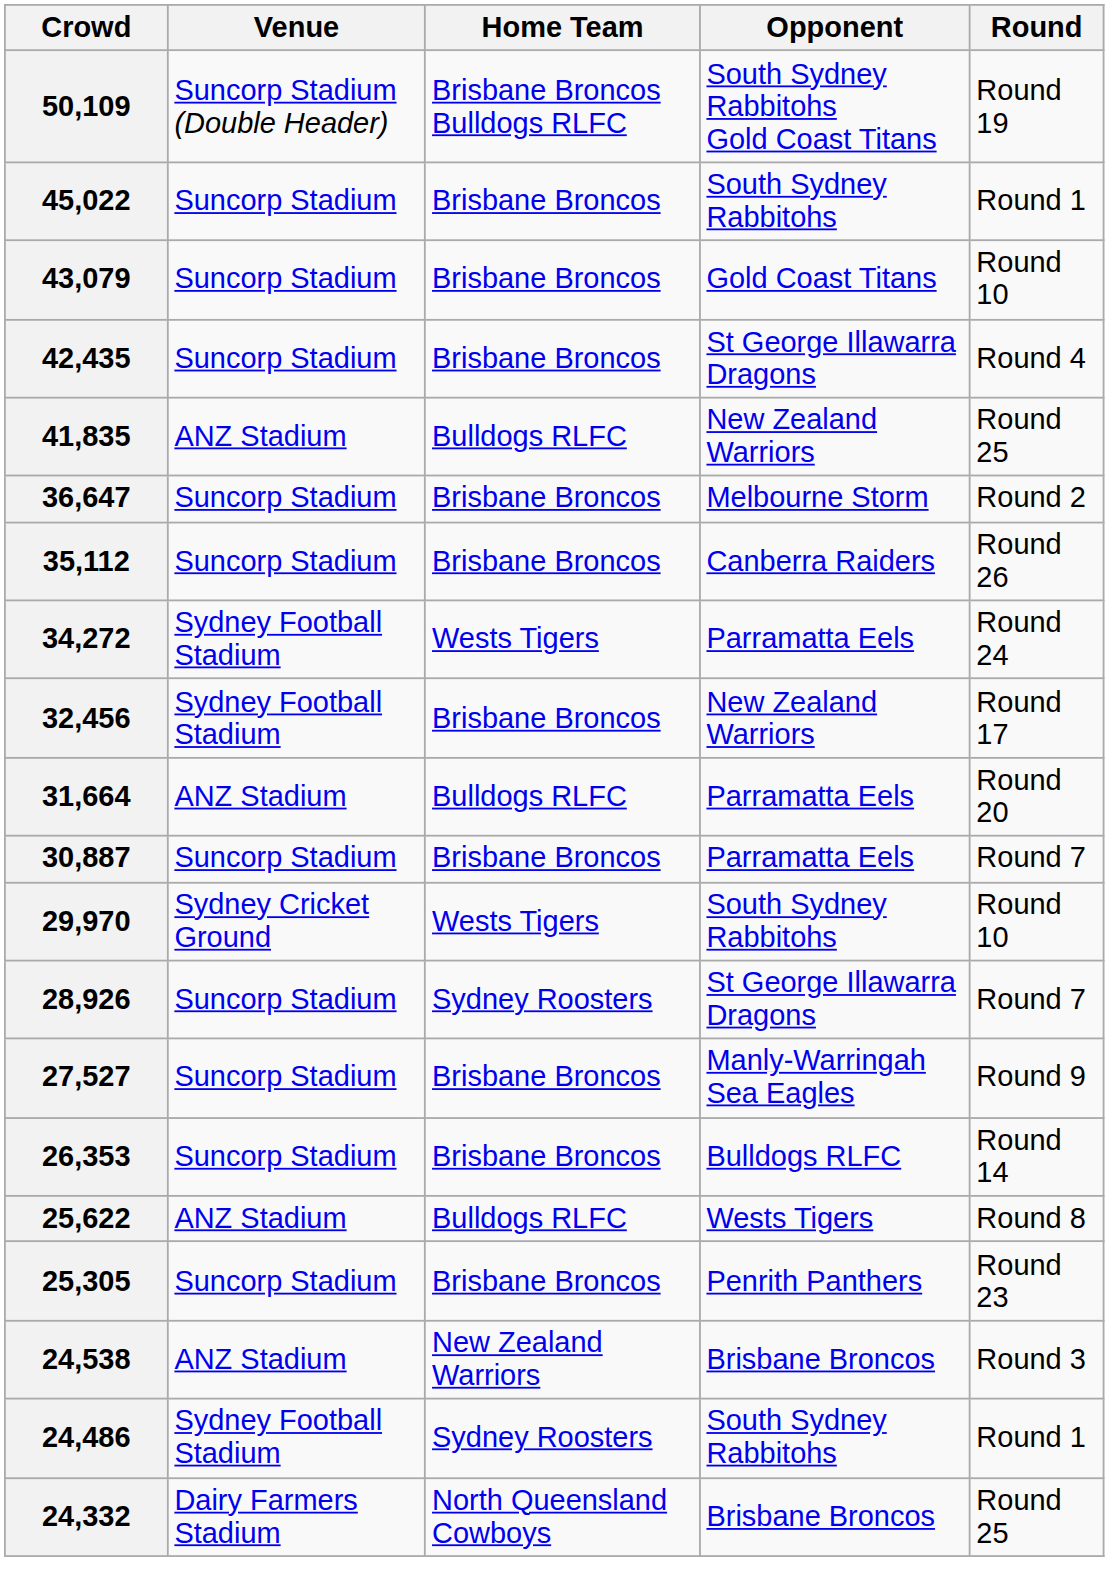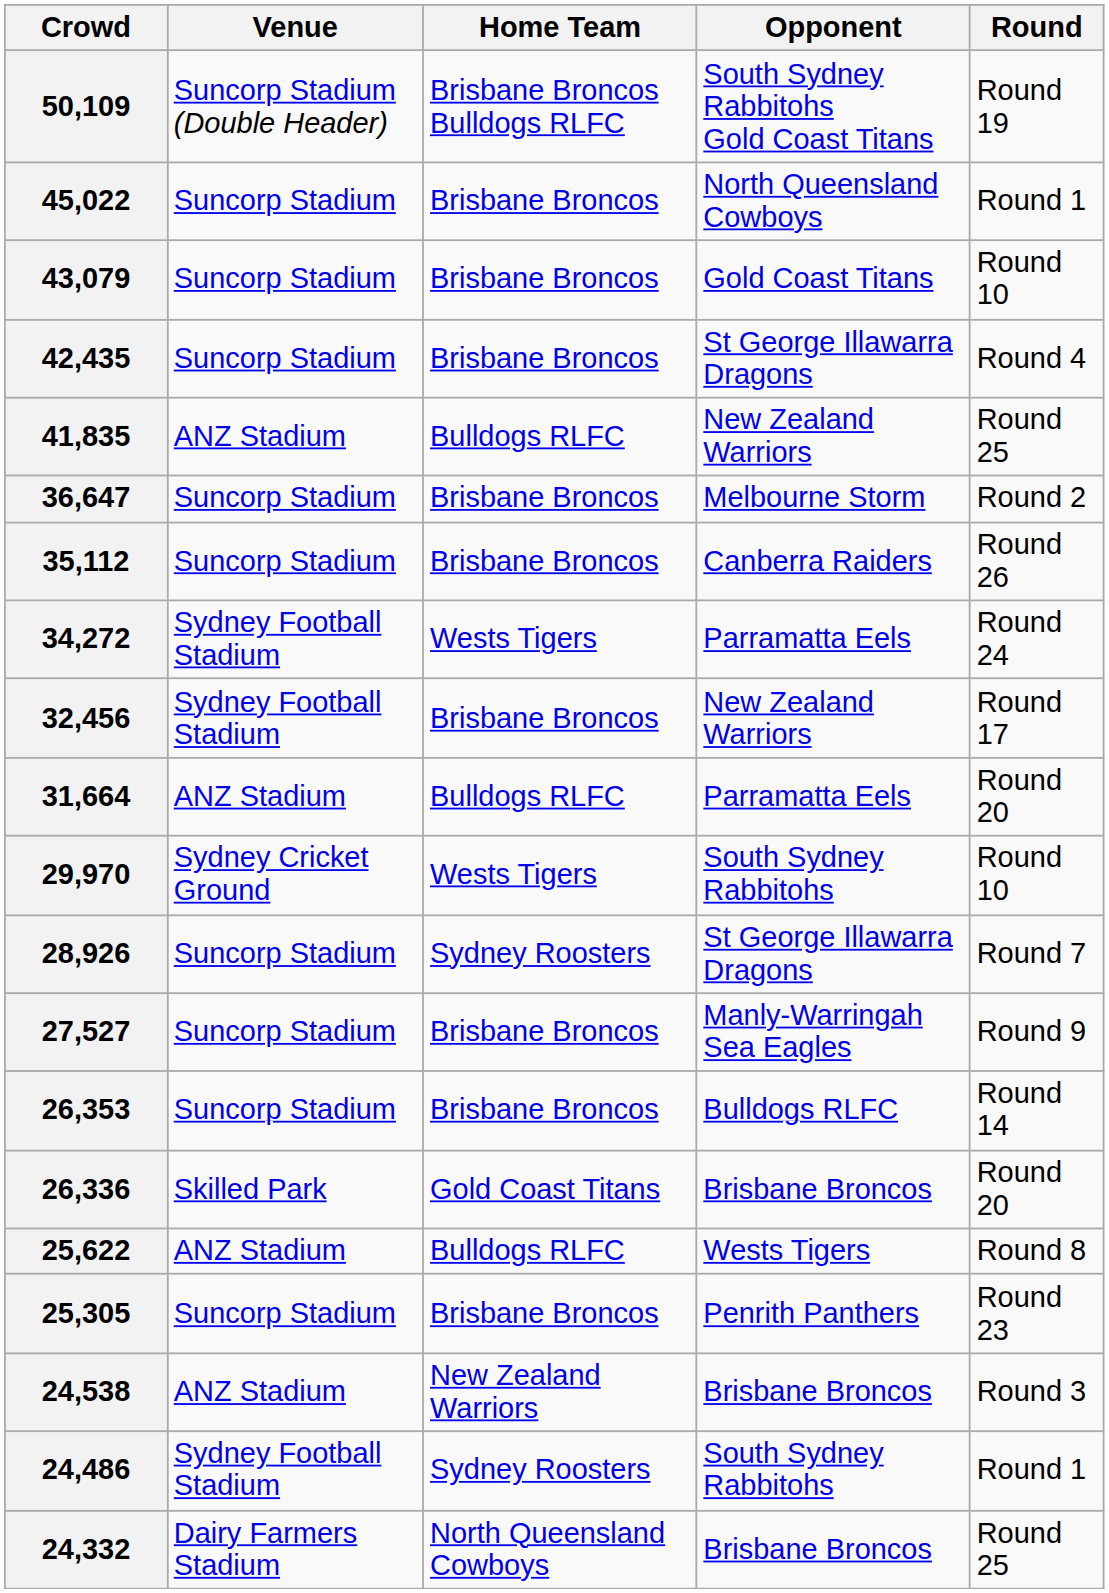(797, 200) South Sydney Rabbitohs -> (821, 200) North Queensland Cowboys
- row: (86, 858)
+ row: (86, 1188)
